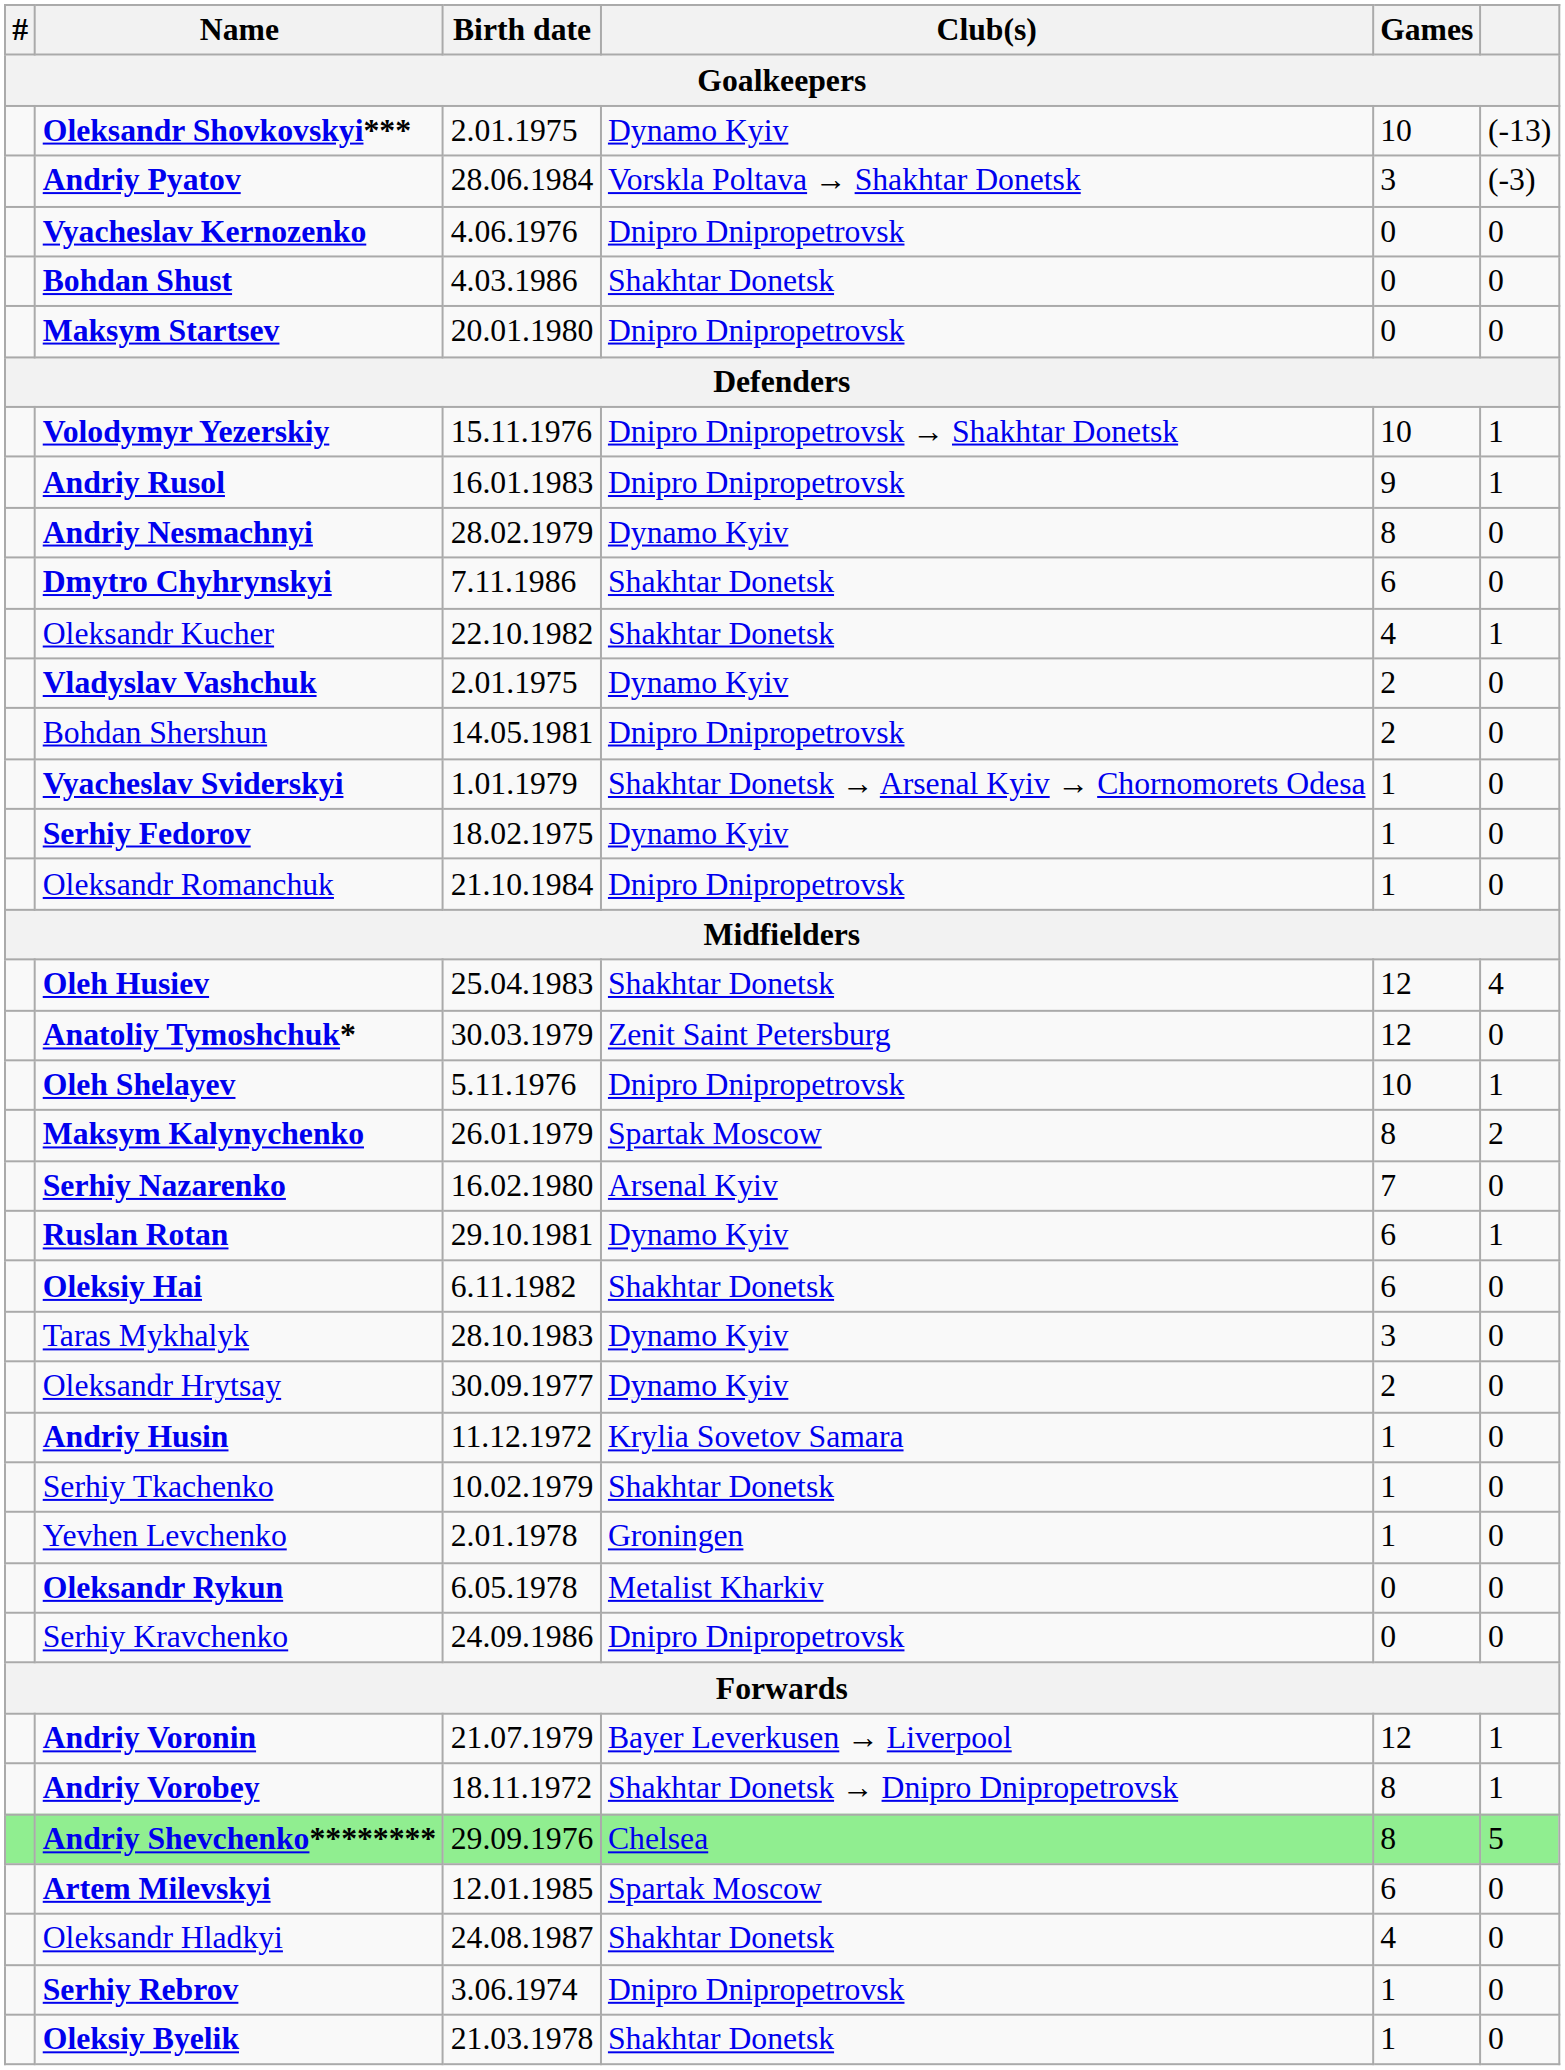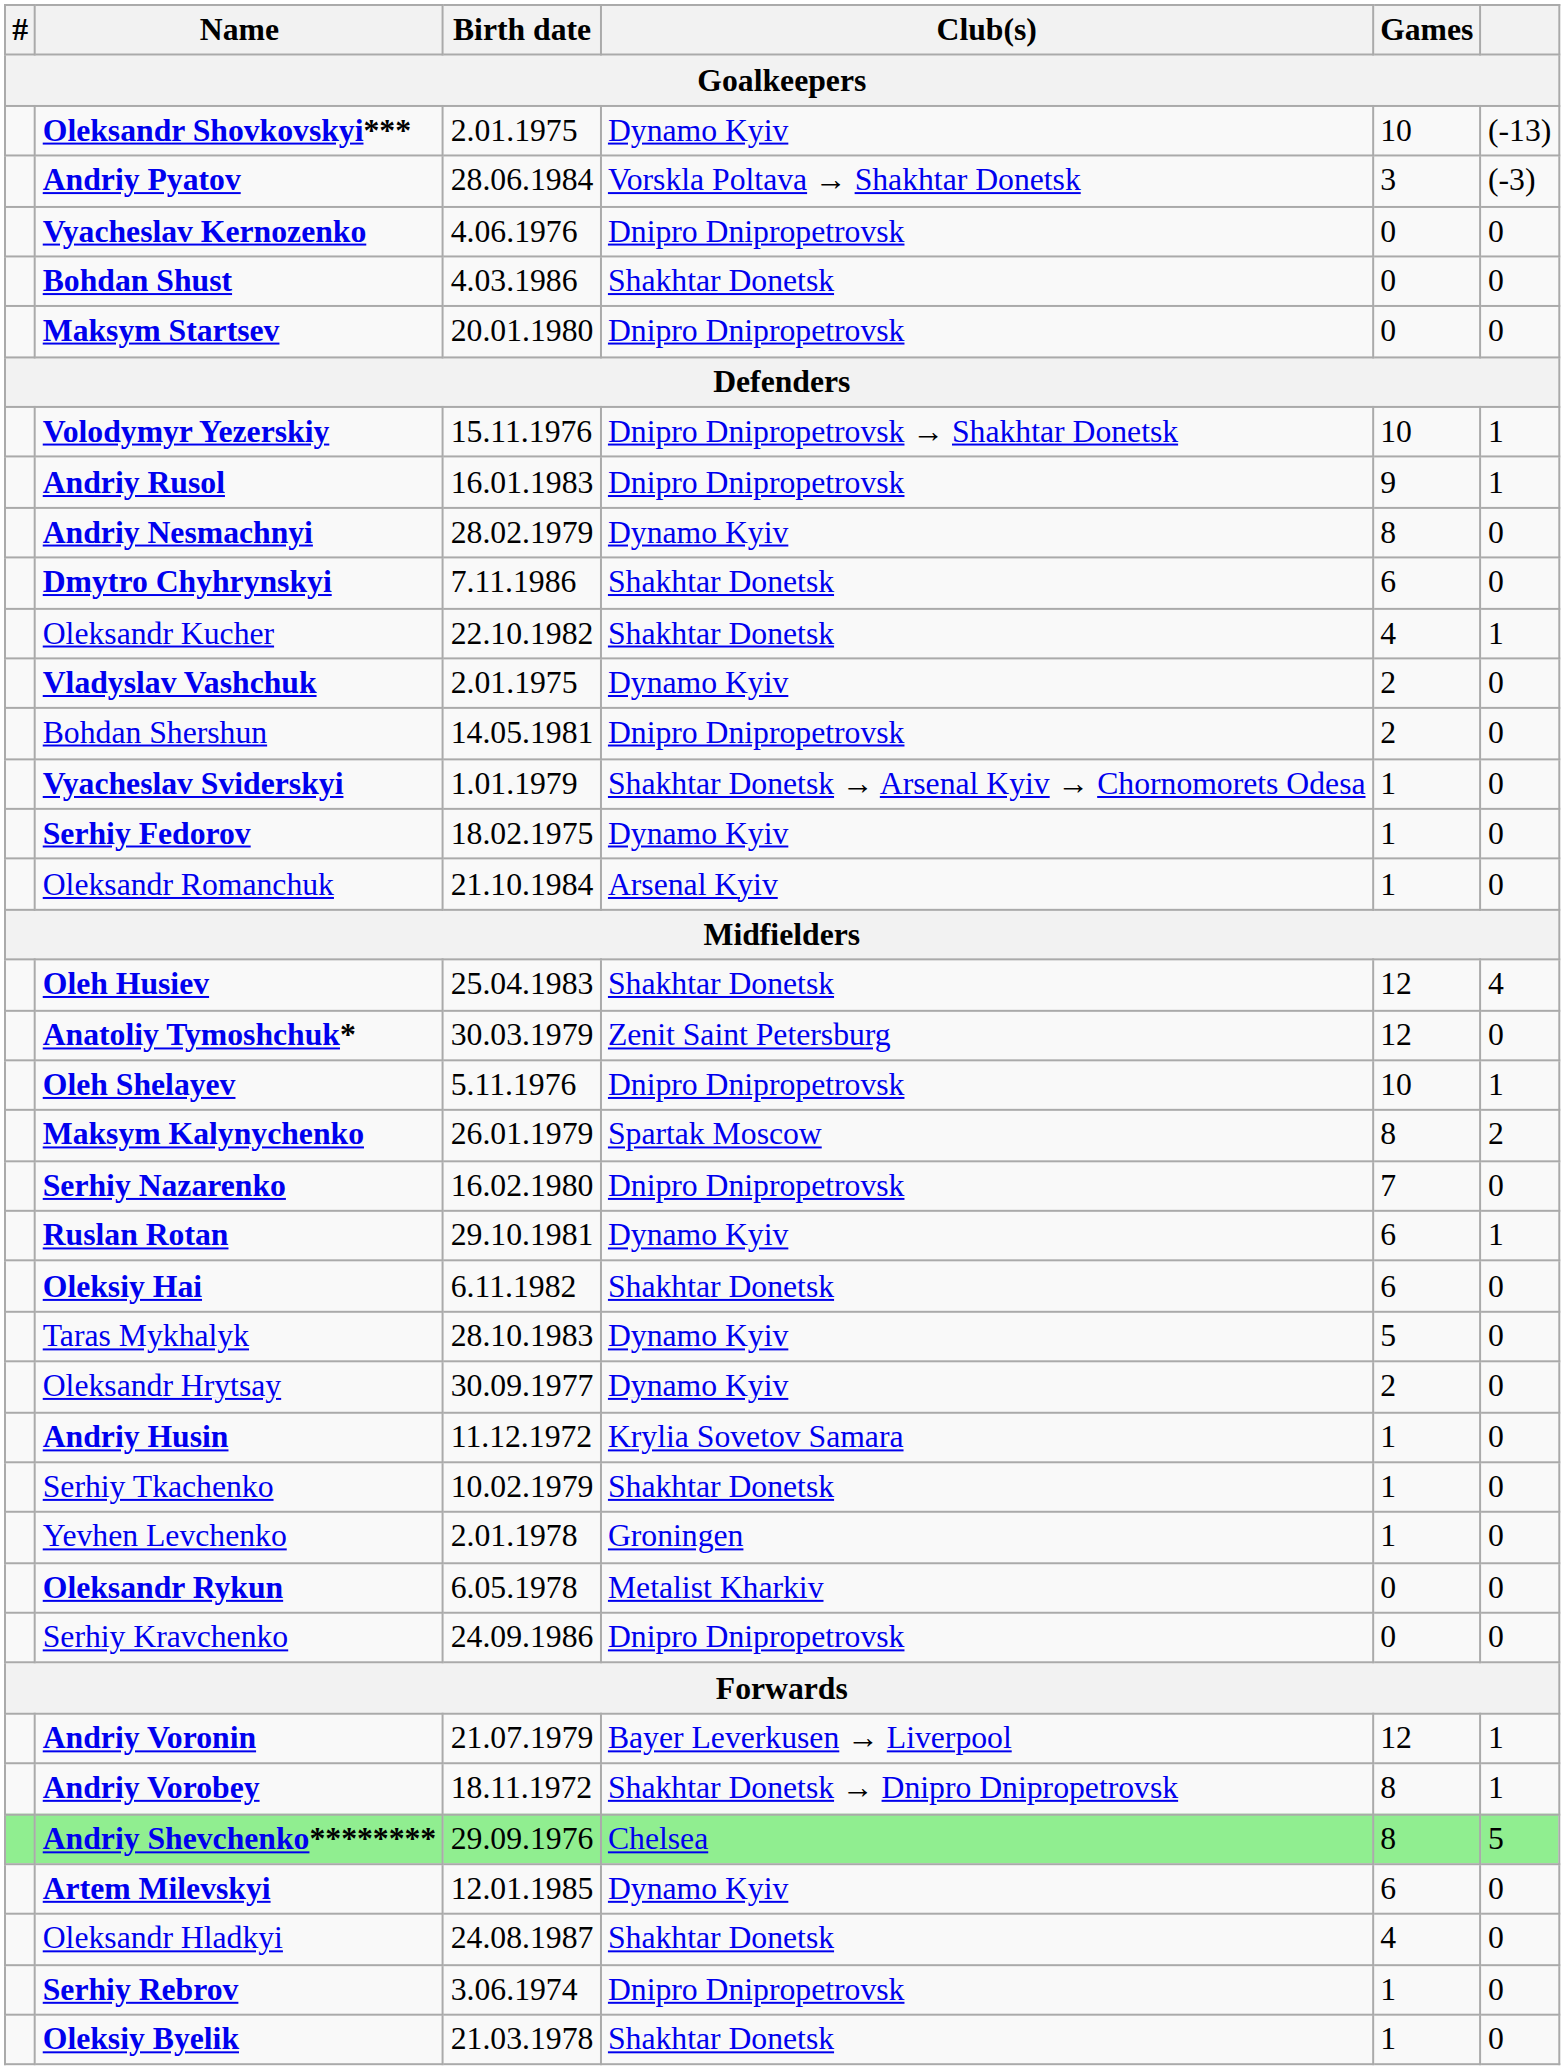(756, 883) Dnipro Dnipropetrovsk -> (693, 883) Arsenal Kyiv
(693, 1185) Arsenal Kyiv -> (756, 1185) Dnipro Dnipropetrovsk
(1388, 1335) 3 -> (1388, 1335) 5
(715, 1888) Spartak Moscow -> (698, 1888) Dynamo Kyiv
